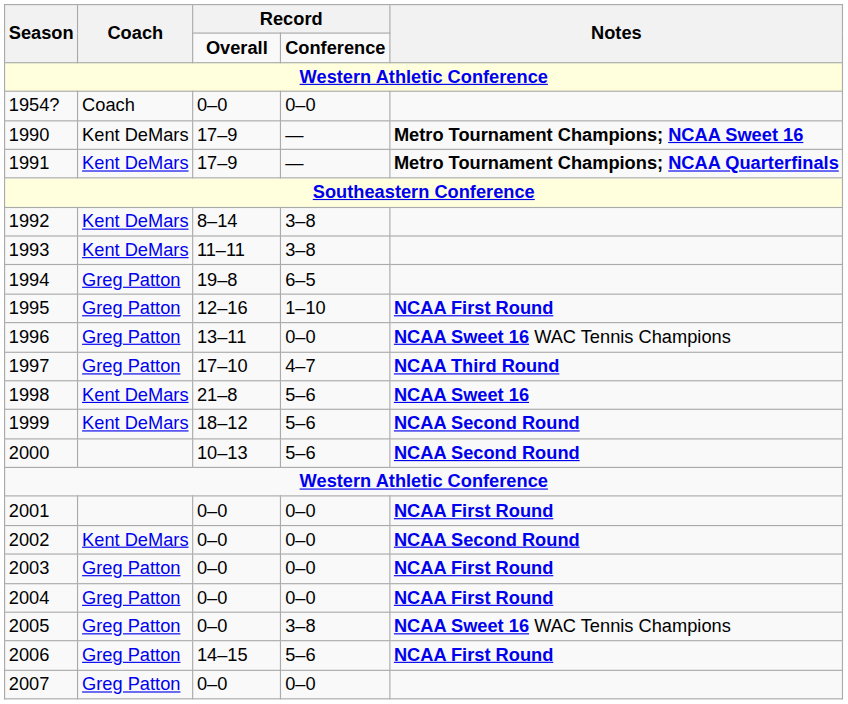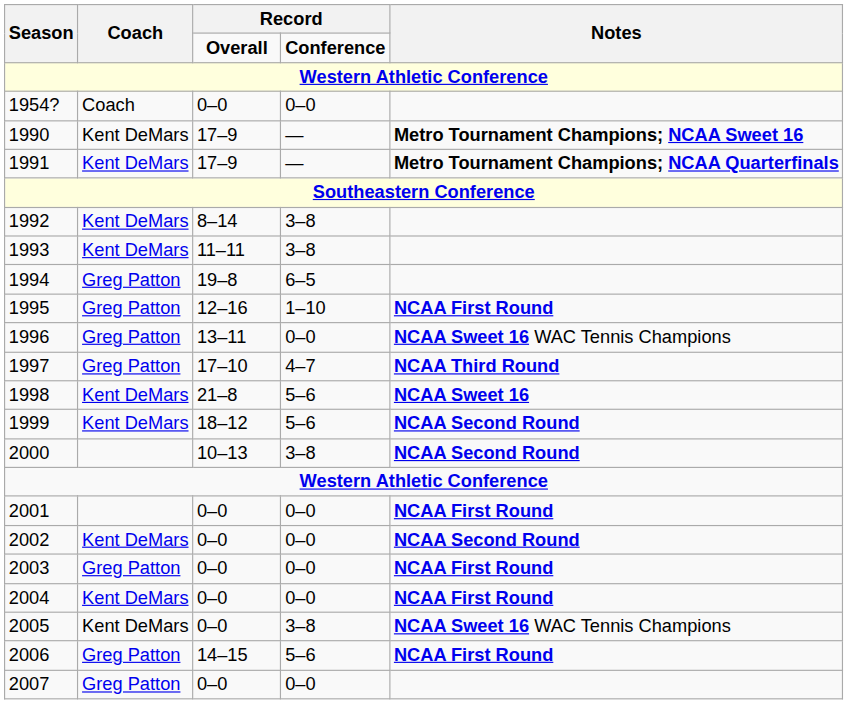(300, 452) 5–6 -> (300, 452) 3–8
(131, 597) Greg Patton -> (135, 597) Kent DeMars
(131, 626) Greg Patton -> (135, 626) Kent DeMars
